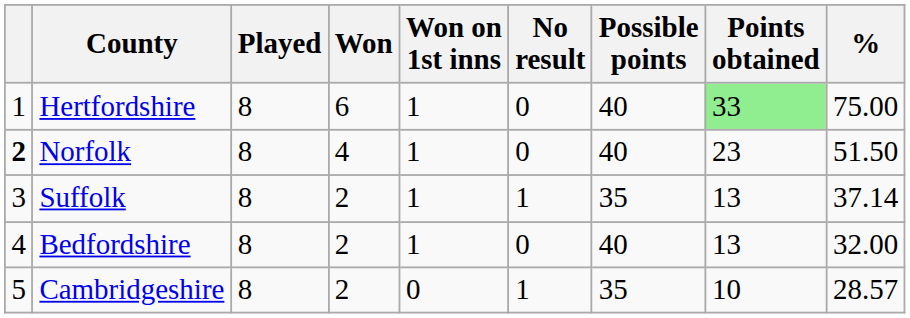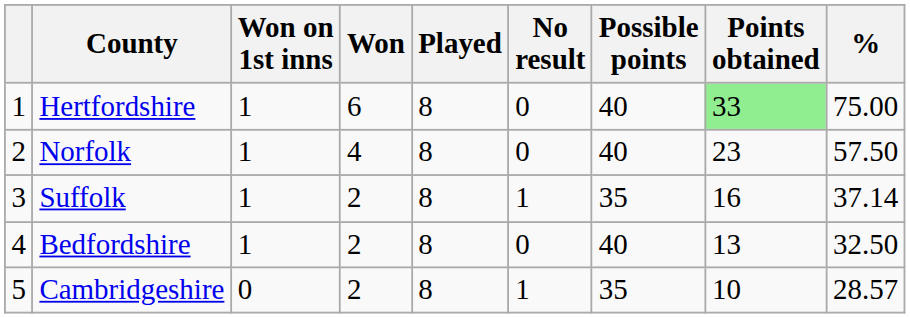columns swapped: (280, 43) <-> (454, 43)
(19, 151) bold -> (19, 151) normal
(866, 151) 51.50 -> (866, 151) 57.50
(726, 197) 13 -> (726, 197) 16
(866, 243) 32.00 -> (866, 243) 32.50
